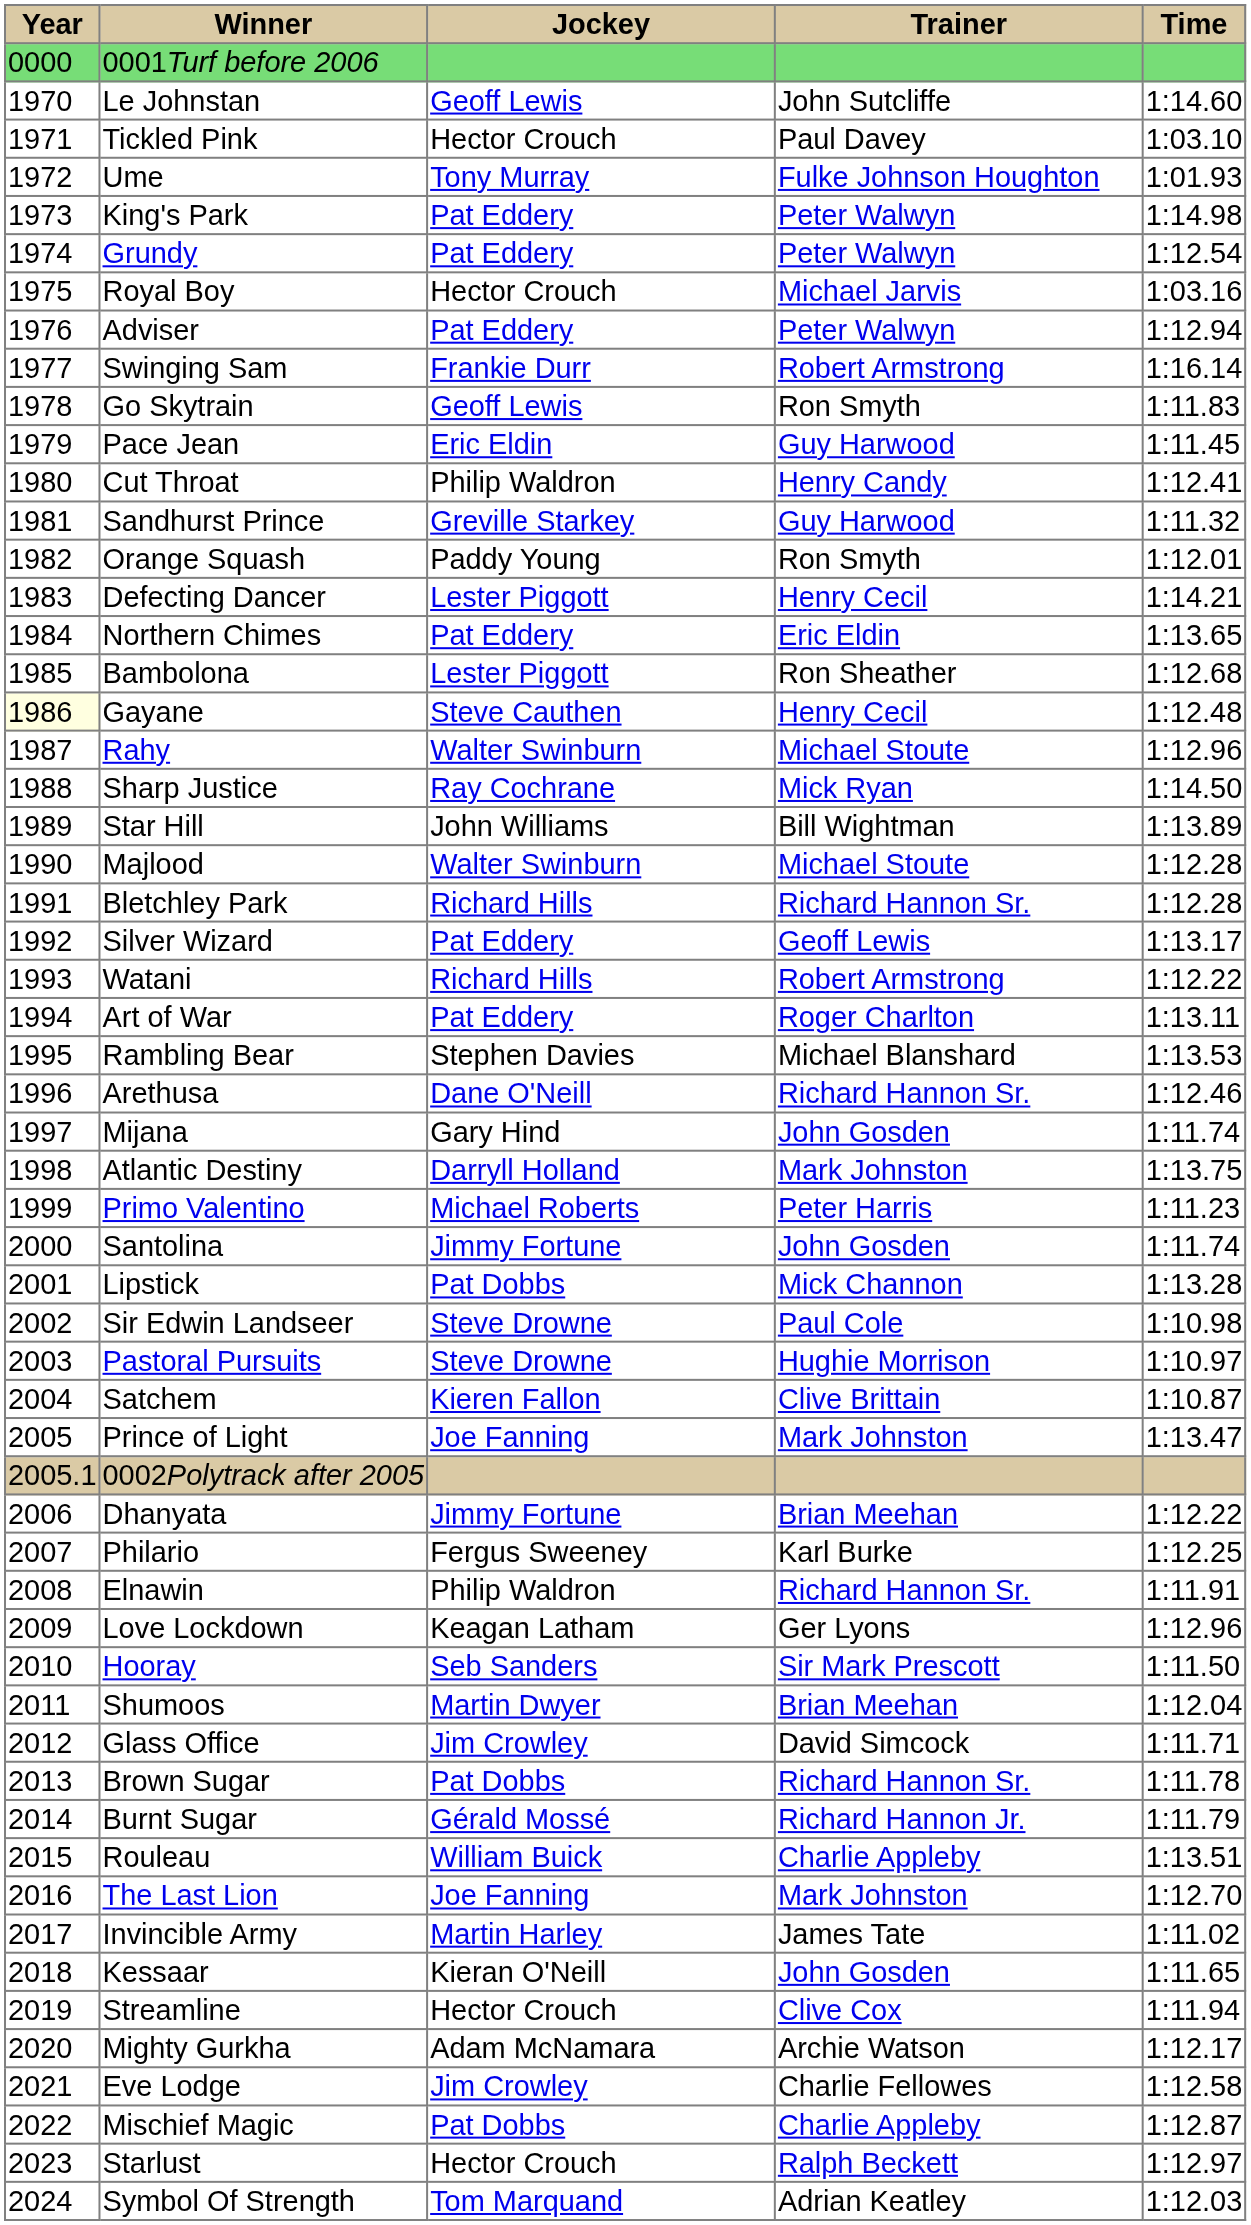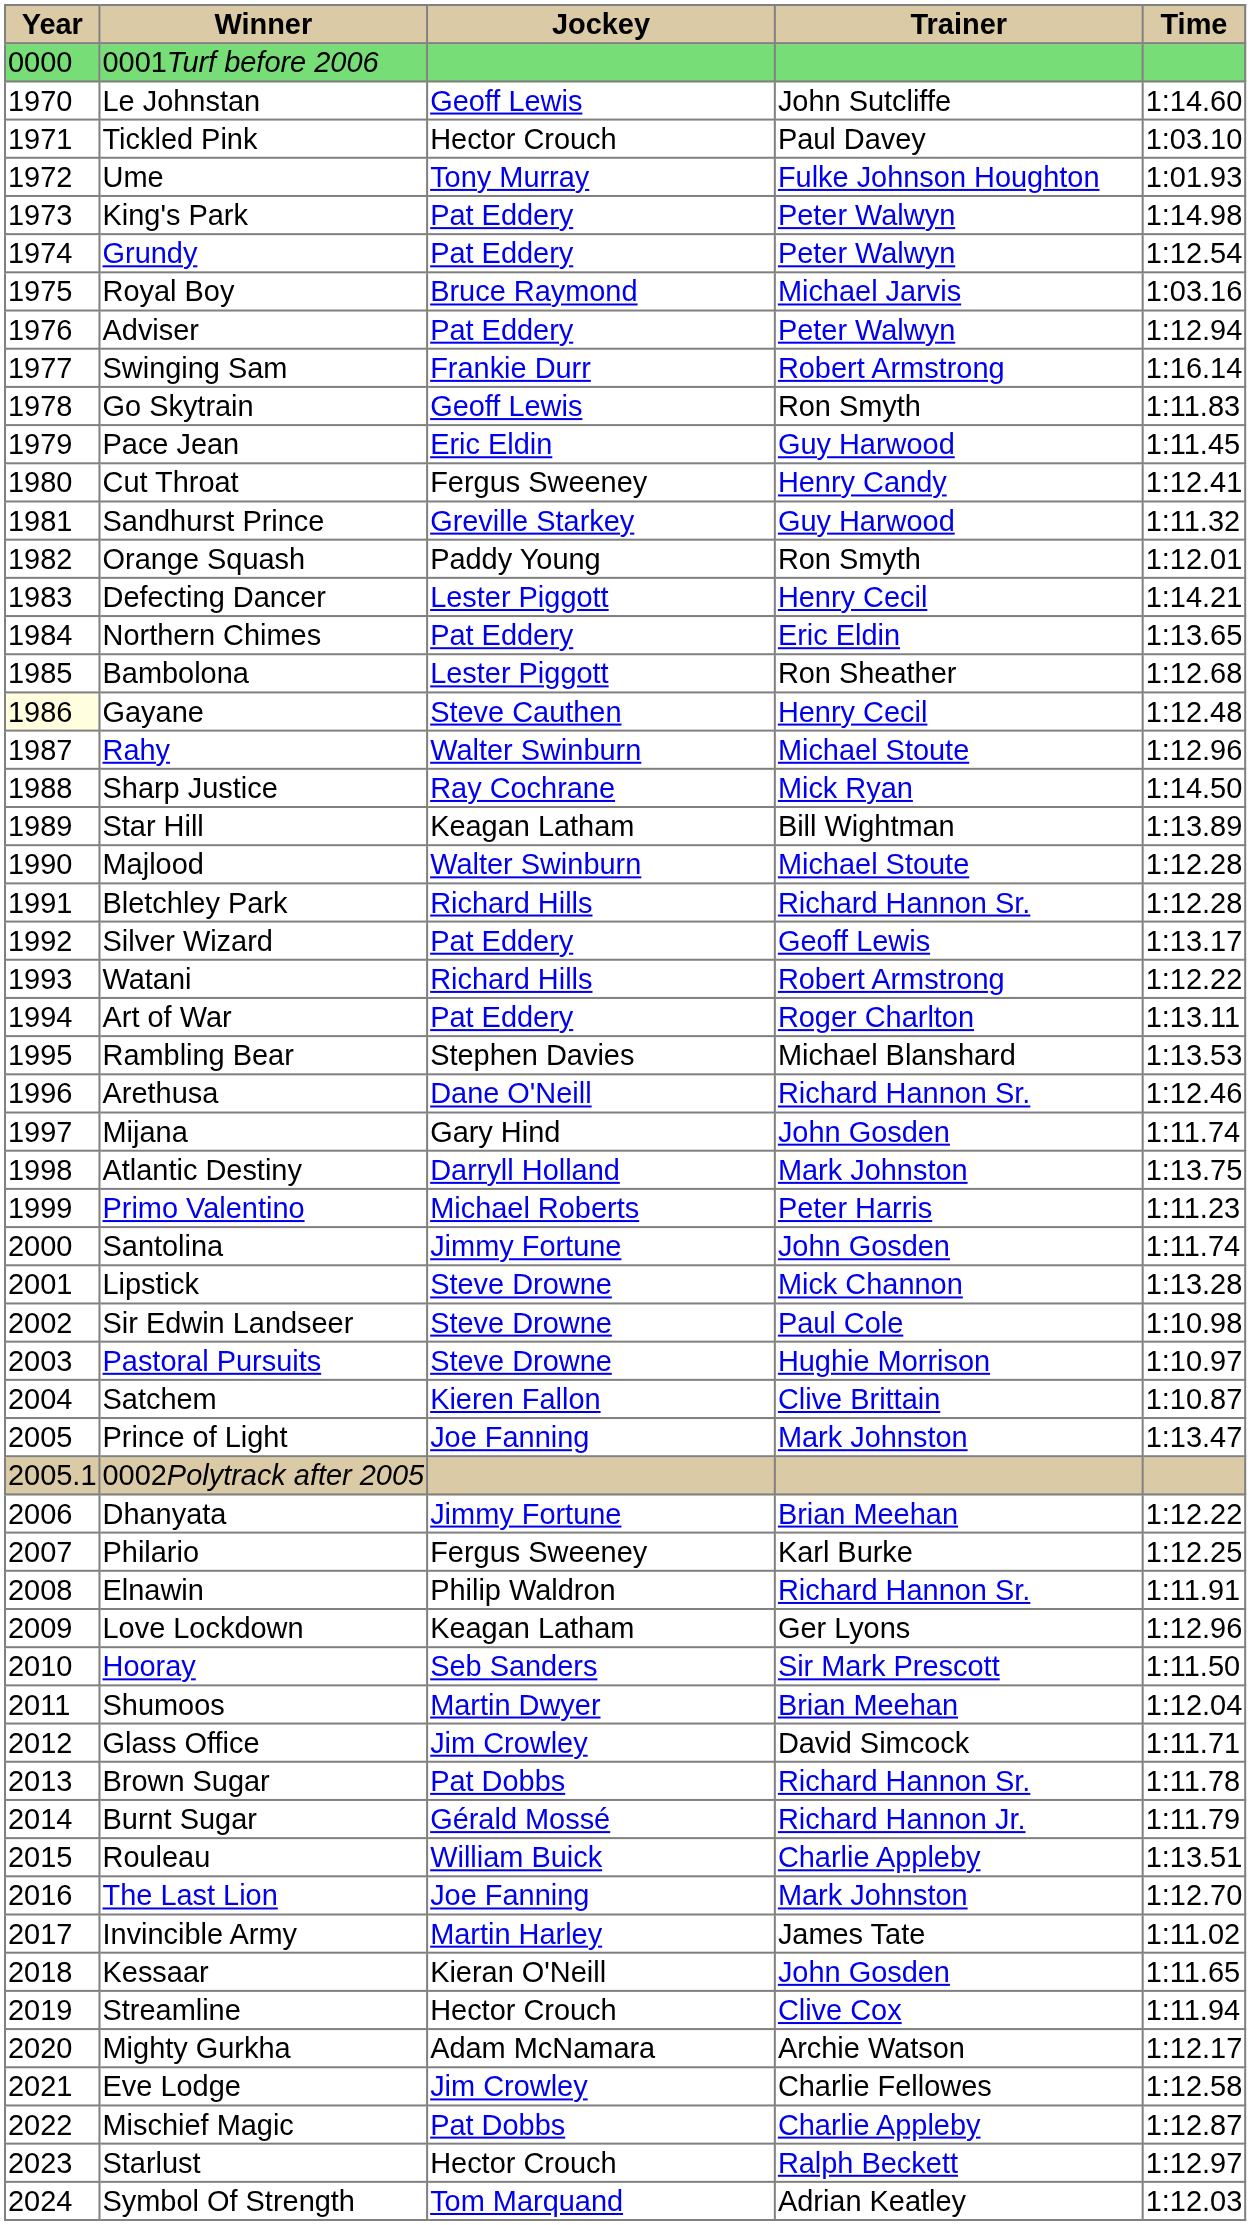(523, 291) Hector Crouch -> (534, 291) Bruce Raymond
(523, 482) Philip Waldron -> (539, 482) Fergus Sweeney
(519, 826) John Williams -> (532, 826) Keagan Latham
(498, 1284) Pat Dobbs -> (521, 1284) Steve Drowne
